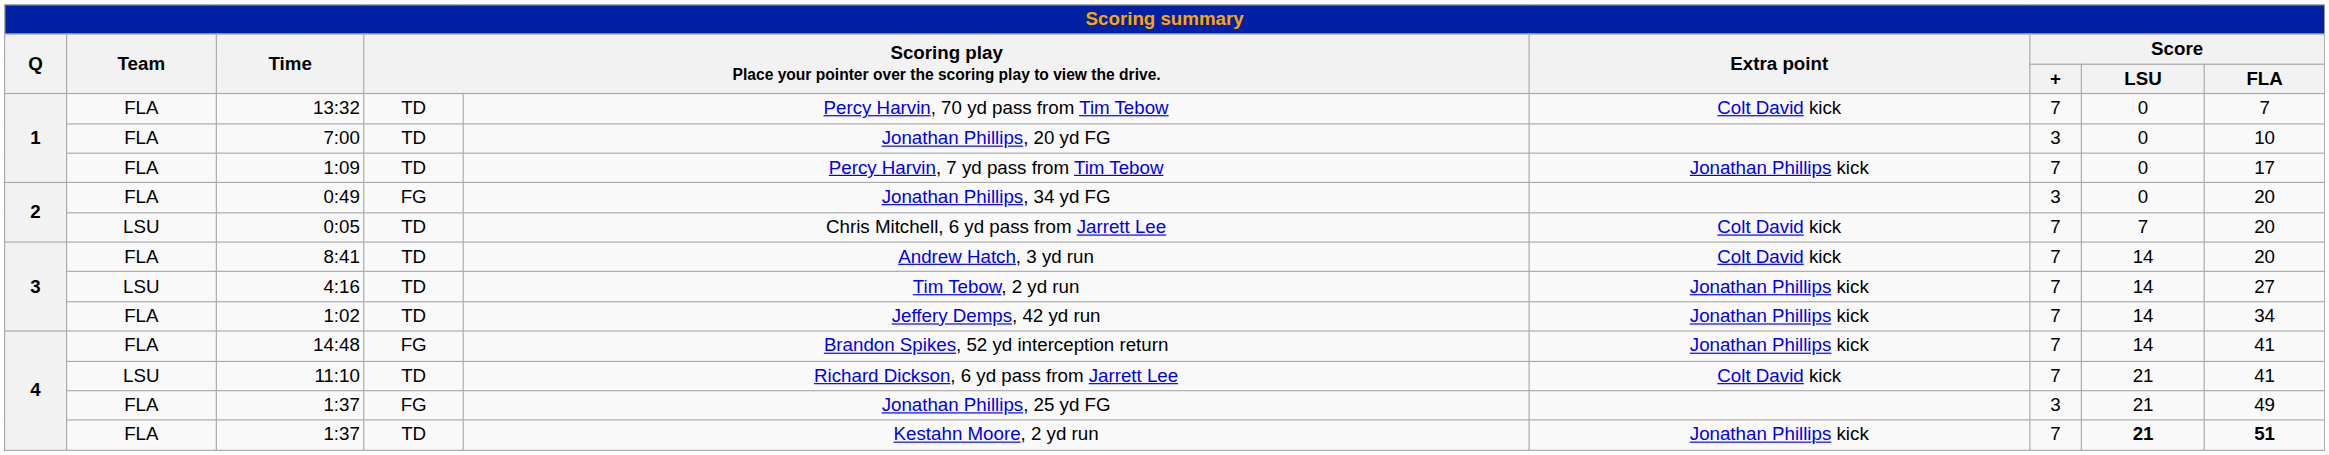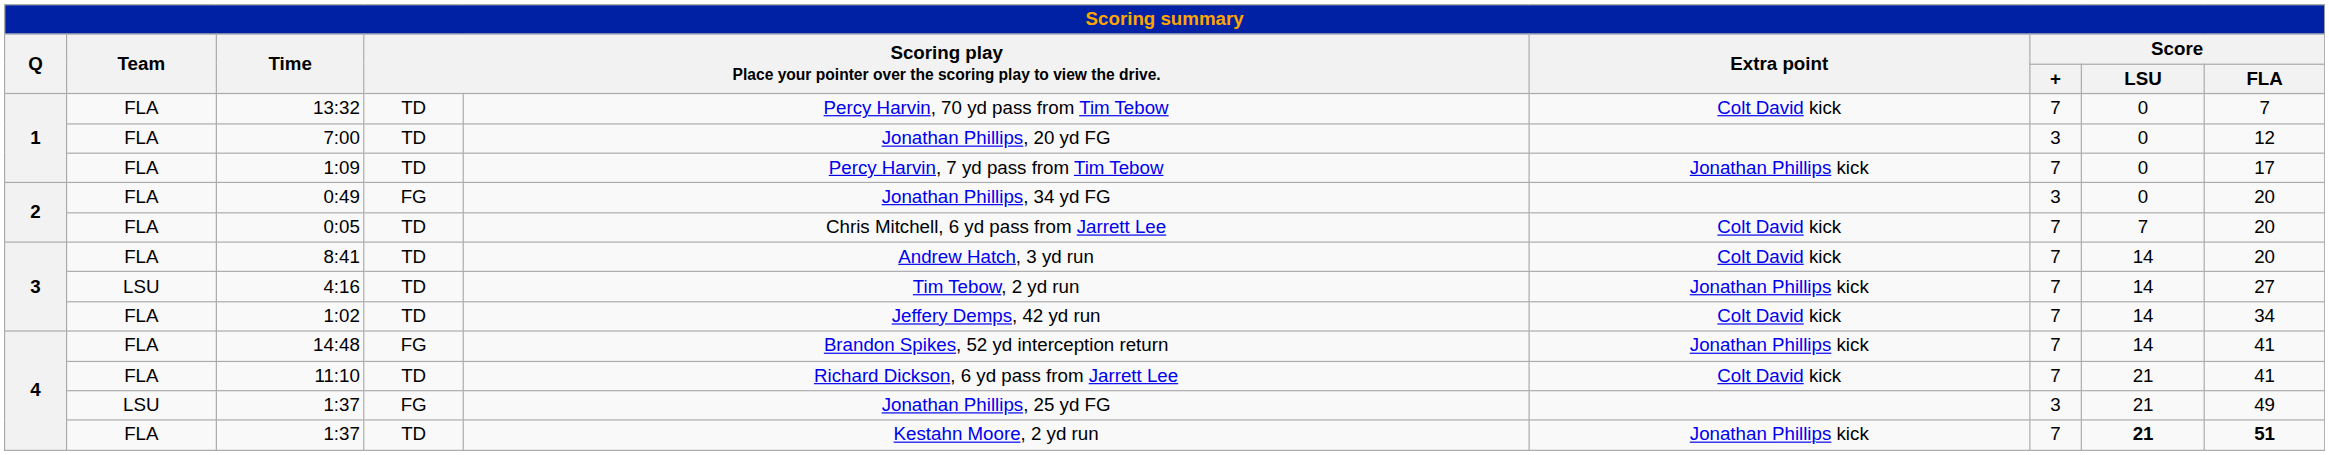(2265, 138) 10 -> (2265, 138) 12
(141, 227) LSU -> (141, 227) FLA
(1779, 316) Jonathan Phillips kick -> (1779, 316) Colt David kick
(141, 375) LSU -> (141, 375) FLA
(141, 405) FLA -> (141, 405) LSU
